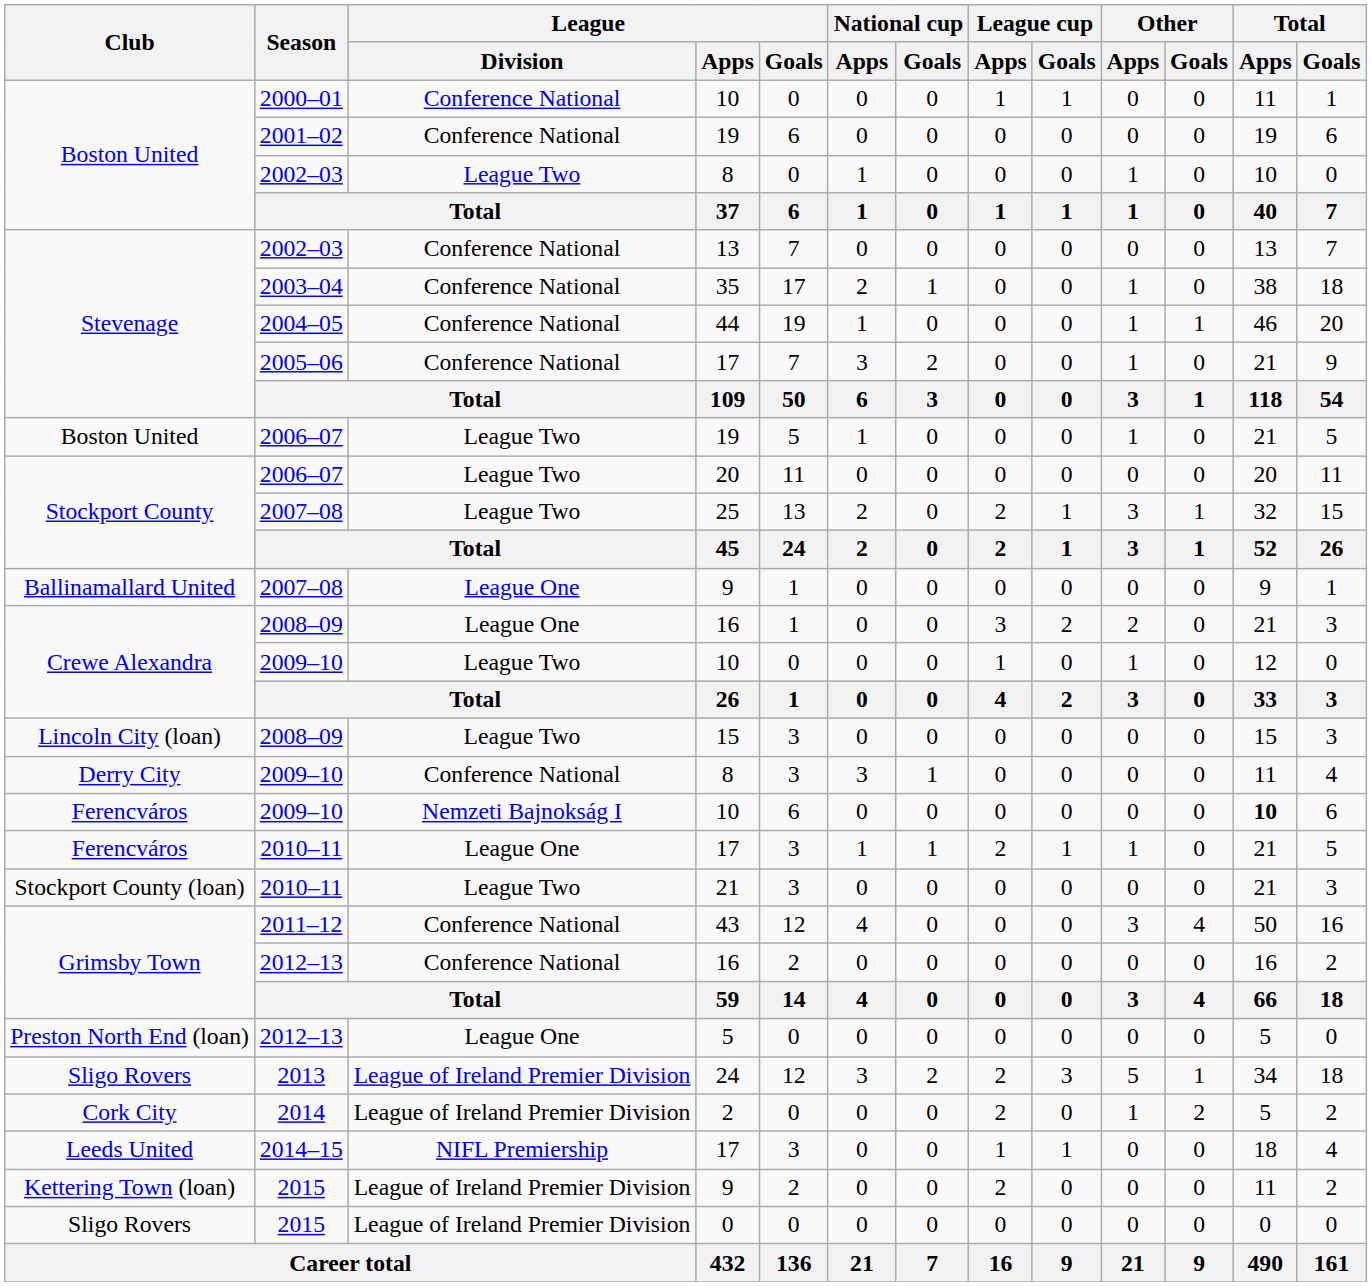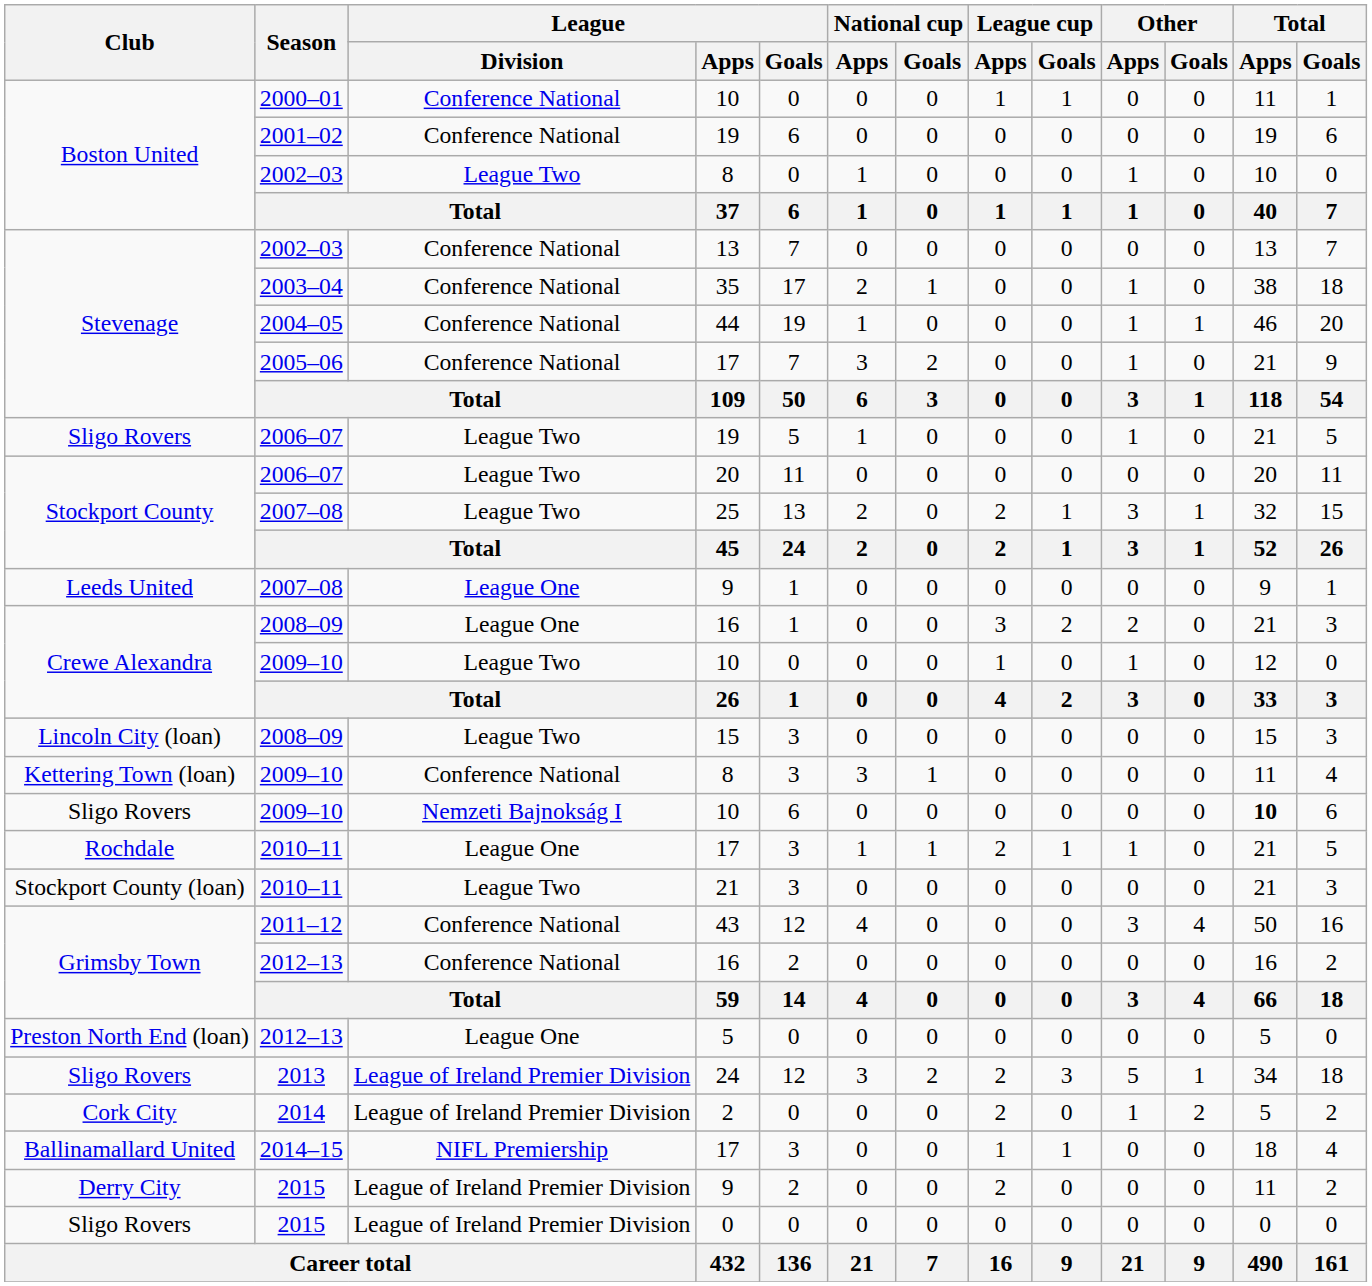(130, 436) Boston United -> (130, 436) Sligo Rovers
(130, 586) Ballinamallard United -> (130, 586) Leeds United
(130, 774) Derry City -> (130, 774) Kettering Town (loan)
(130, 811) Ferencváros -> (130, 811) Sligo Rovers
(130, 849) Ferencváros -> (130, 849) Rochdale
(130, 1149) Leeds United -> (130, 1149) Ballinamallard United
(130, 1187) Kettering Town (loan) -> (130, 1187) Derry City
